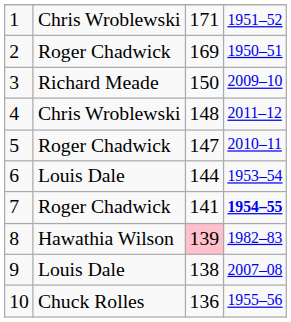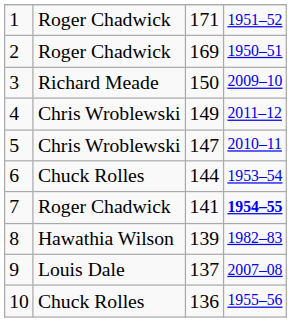(109, 20) Chris Wroblewski -> (104, 20) Roger Chadwick
(204, 113) 148 -> (204, 113) 149
(104, 144) Roger Chadwick -> (109, 144) Chris Wroblewski
(81, 176) Louis Dale -> (91, 176) Chuck Rolles
(204, 238) pink background -> (204, 238) no background
(204, 269) 138 -> (204, 269) 137
